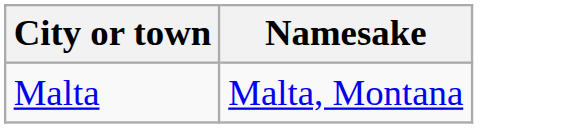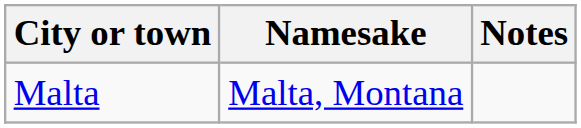+ column: (524, 33)
